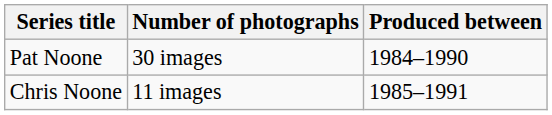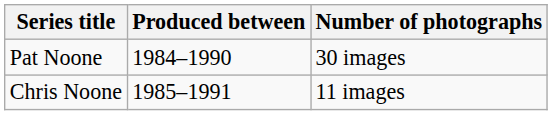columns swapped: (245, 22) <-> (455, 22)
